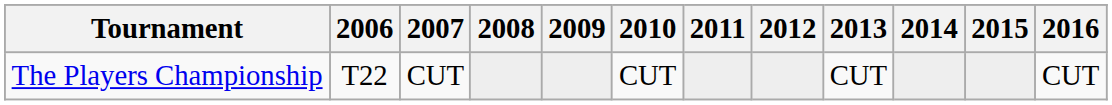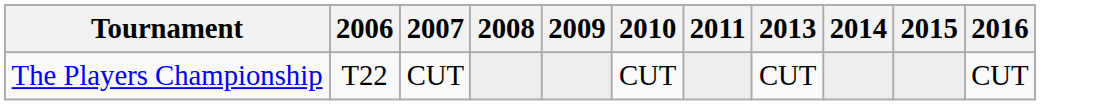- column: (788, 28)
